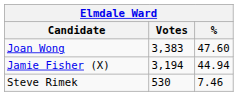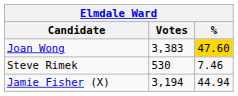(214, 48) no background -> (214, 48) gold background
rows swapped: (58, 65) <-> (42, 83)
